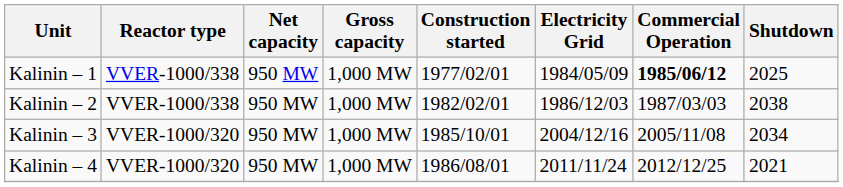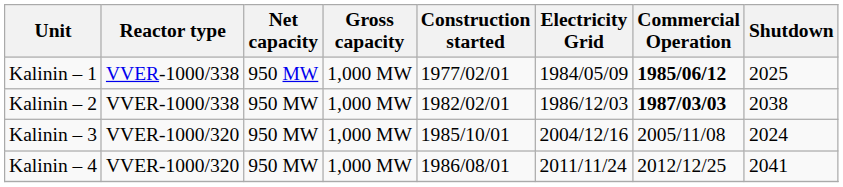(682, 103) normal -> (682, 103) bold
(768, 134) 2034 -> (768, 134) 2024
(768, 165) 2021 -> (768, 165) 2041
